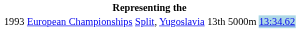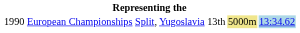(14, 21) 1993 -> (14, 21) 1990
(242, 21) no background -> (242, 21) khaki background
